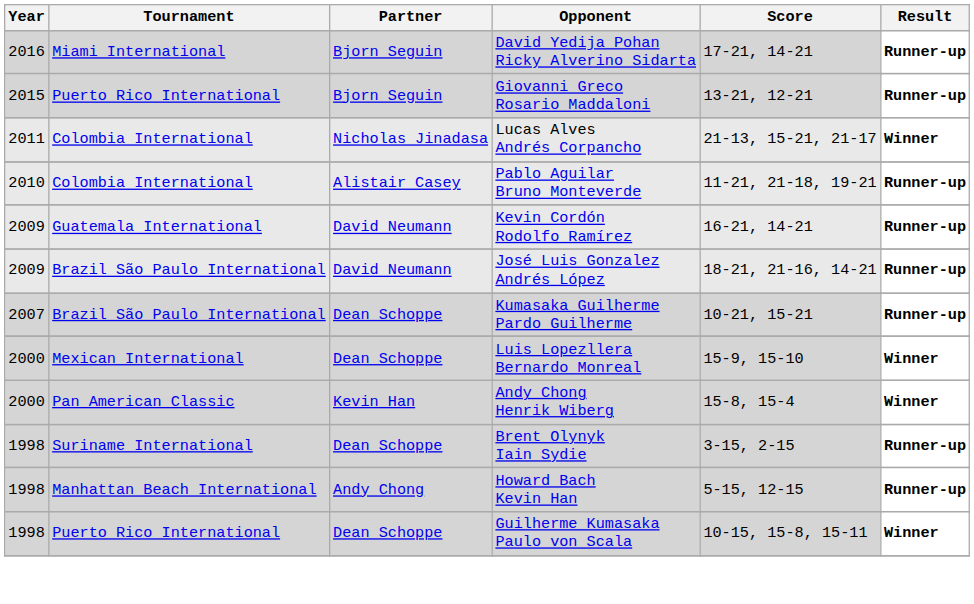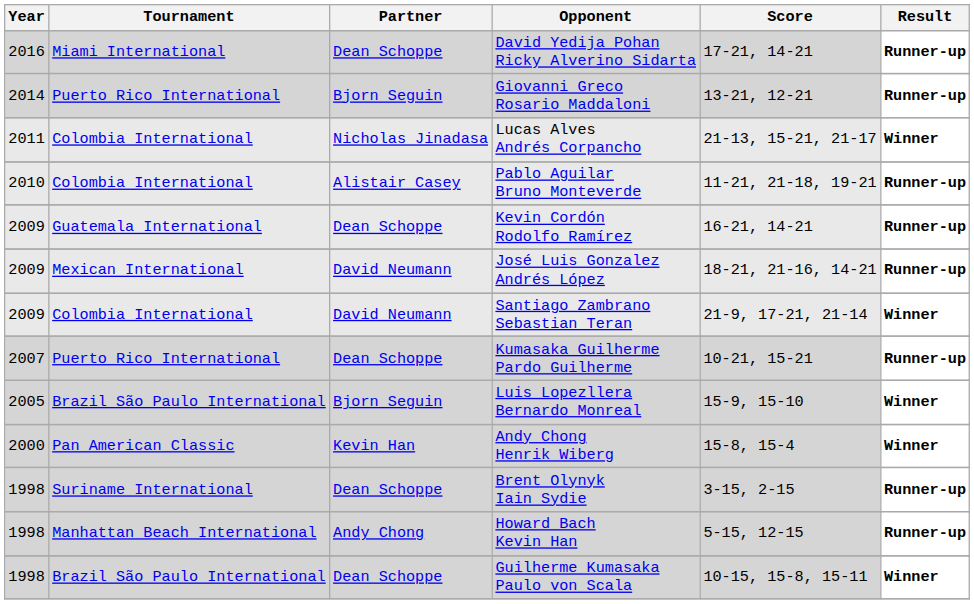(388, 52) Bjorn Seguin -> (388, 52) Dean Schoppe
(27, 96) 2015 -> (27, 96) 2014
(392, 227) David Neumann -> (388, 227) Dean Schoppe
(189, 271) Brazil São Paulo International -> (148, 271) Mexican International
+ row: (573, 314)
(189, 314) Brazil São Paulo International -> (166, 358) Puerto Rico International
(27, 358) 2000 -> (27, 402) 2005
(148, 358) Mexican International -> (189, 402) Brazil São Paulo International
(388, 358) Dean Schoppe -> (388, 402) Bjorn Seguin
(166, 533) Puerto Rico International -> (189, 577) Brazil São Paulo International
